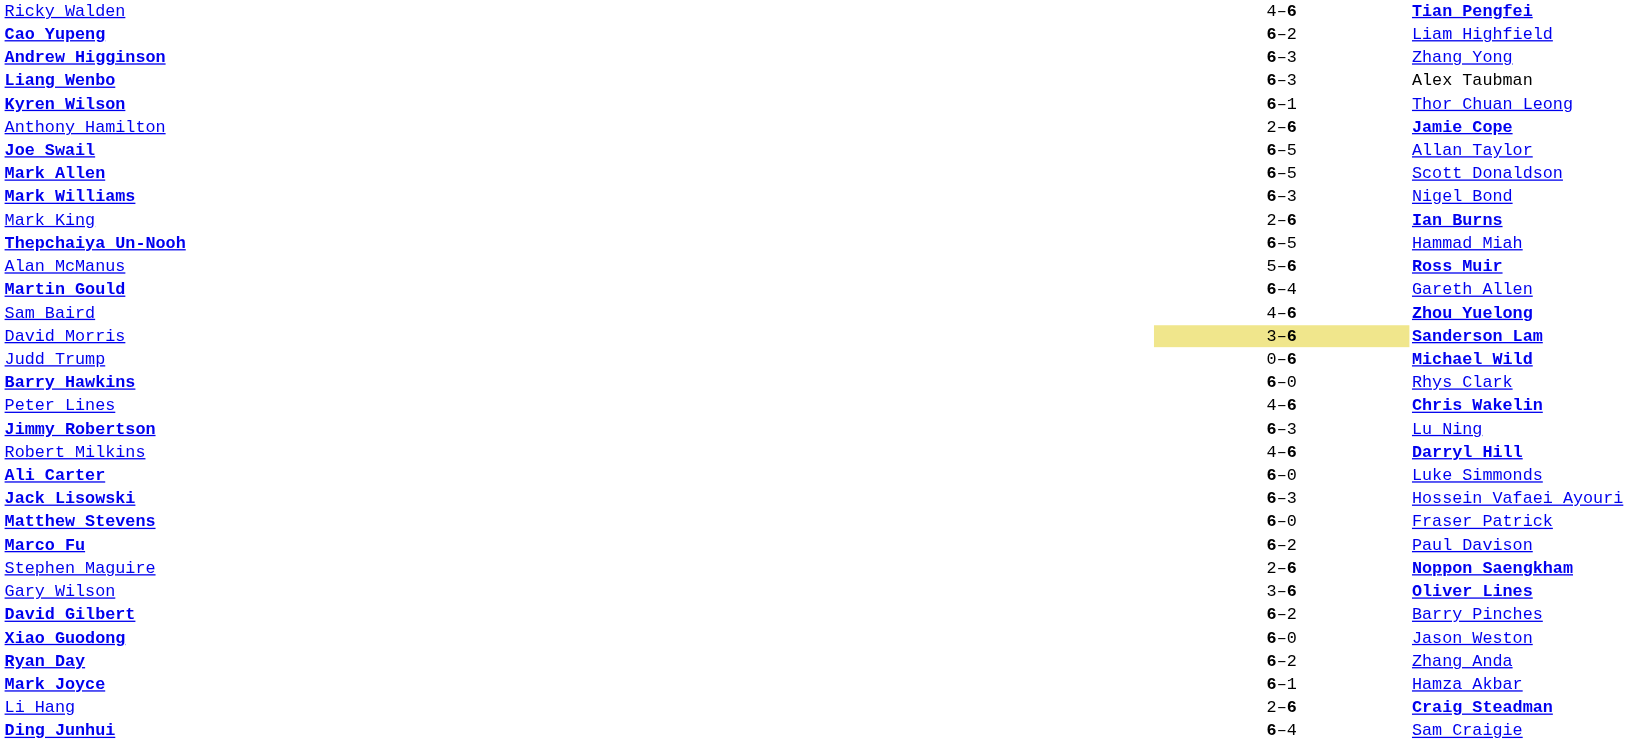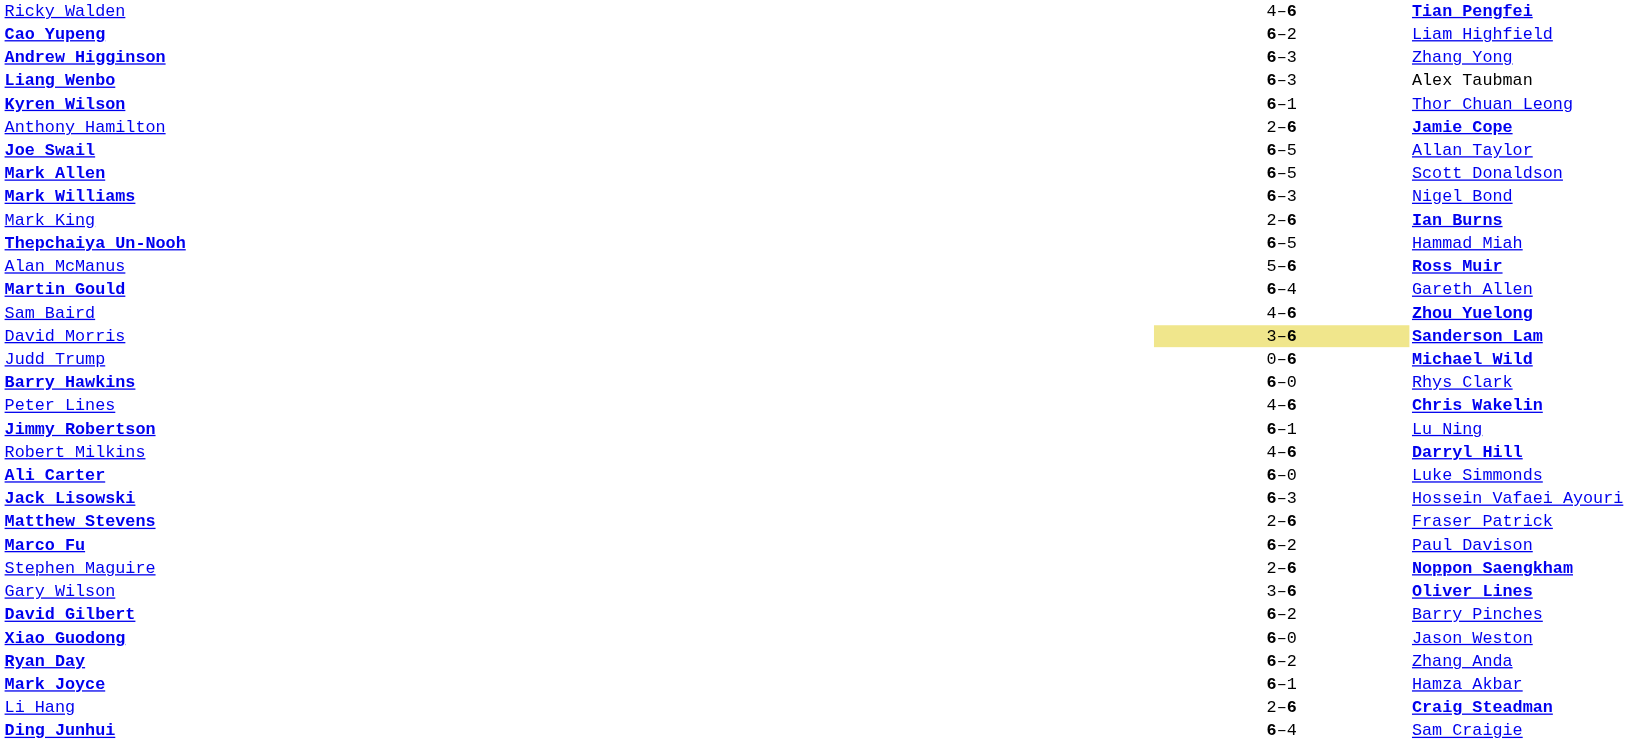(1282, 429) 6–3 -> (1282, 429) 6–1
(1282, 522) 6–0 -> (1282, 522) 2–6
